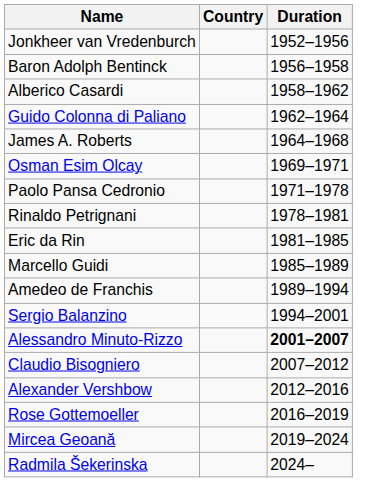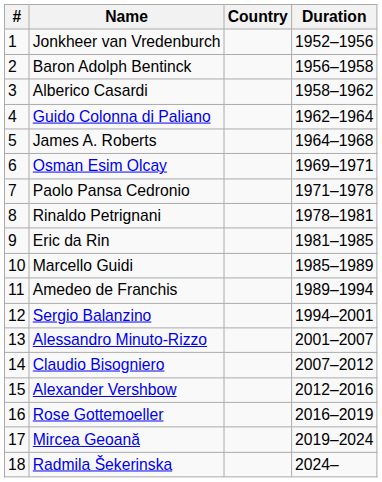+ column: (17, 16)
(310, 340) bold -> (334, 340) normal
